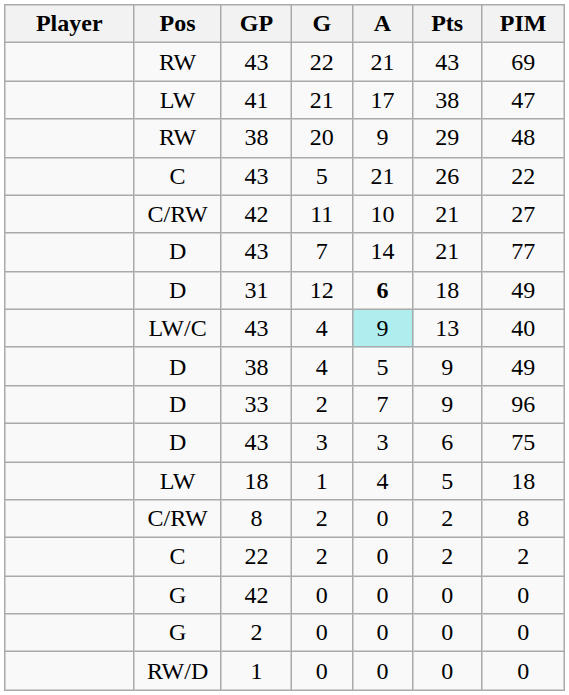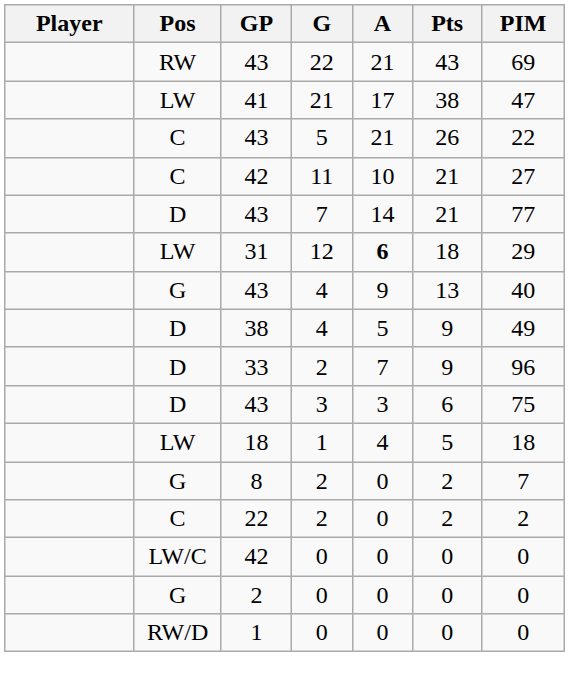- row: (256, 137)
(178, 213) C/RW -> (178, 175) C
(178, 289) D -> (178, 251) LW
(523, 289) 49 -> (523, 251) 29
(178, 328) LW/C -> (178, 289) G
(382, 328) paleturquoise background -> (382, 289) no background
(178, 518) C/RW -> (178, 480) G
(523, 518) 8 -> (523, 480) 7
(178, 594) G -> (178, 556) LW/C
